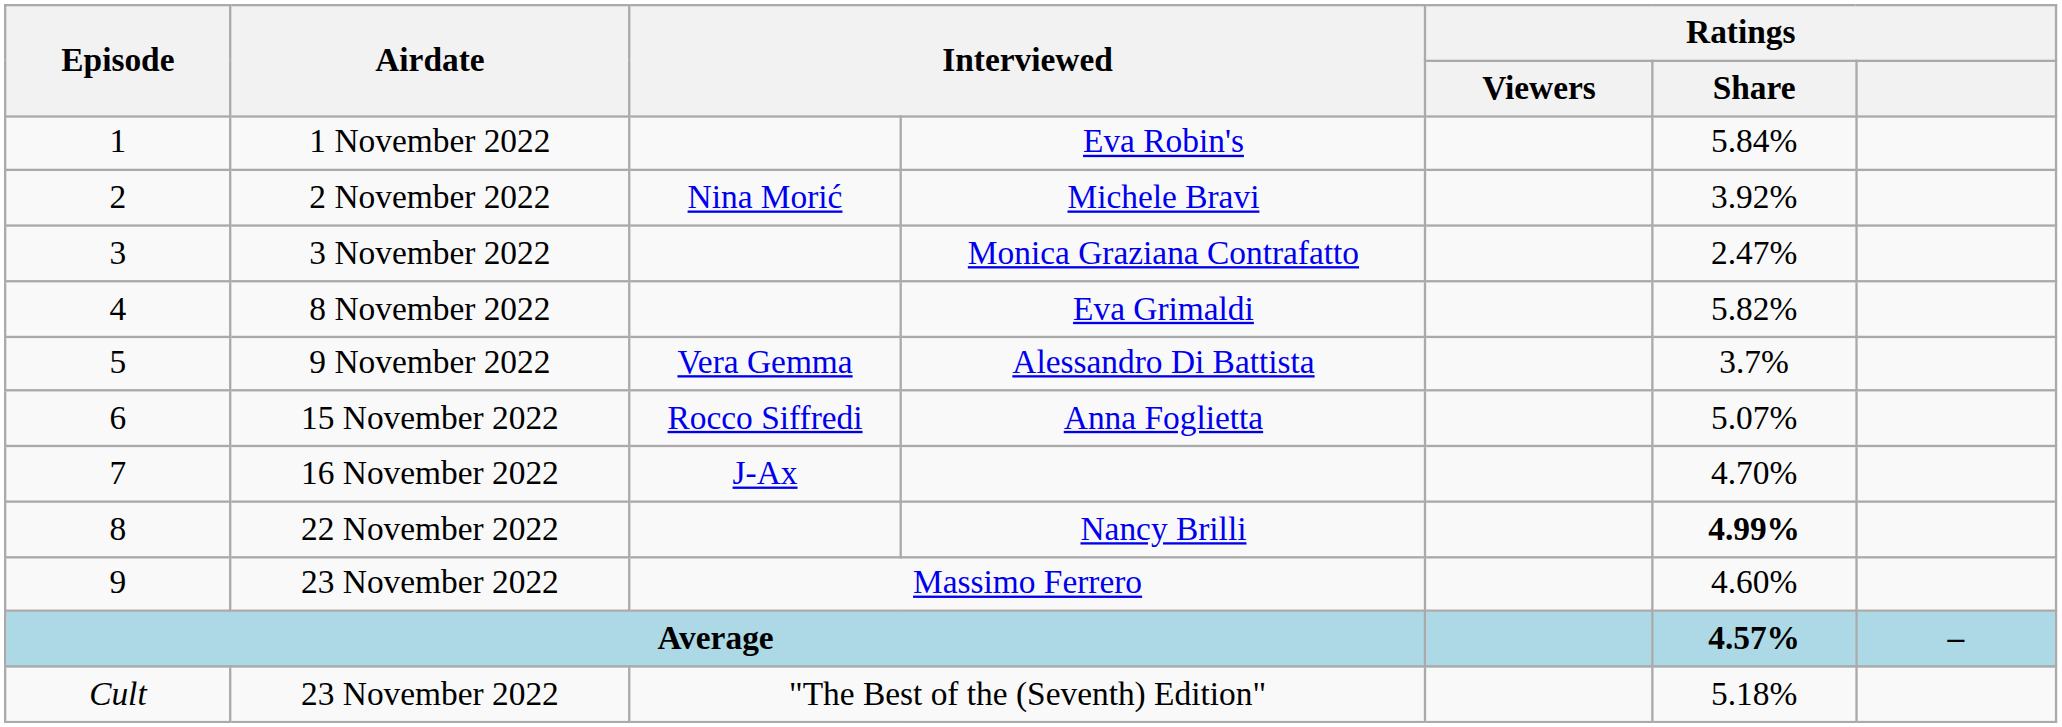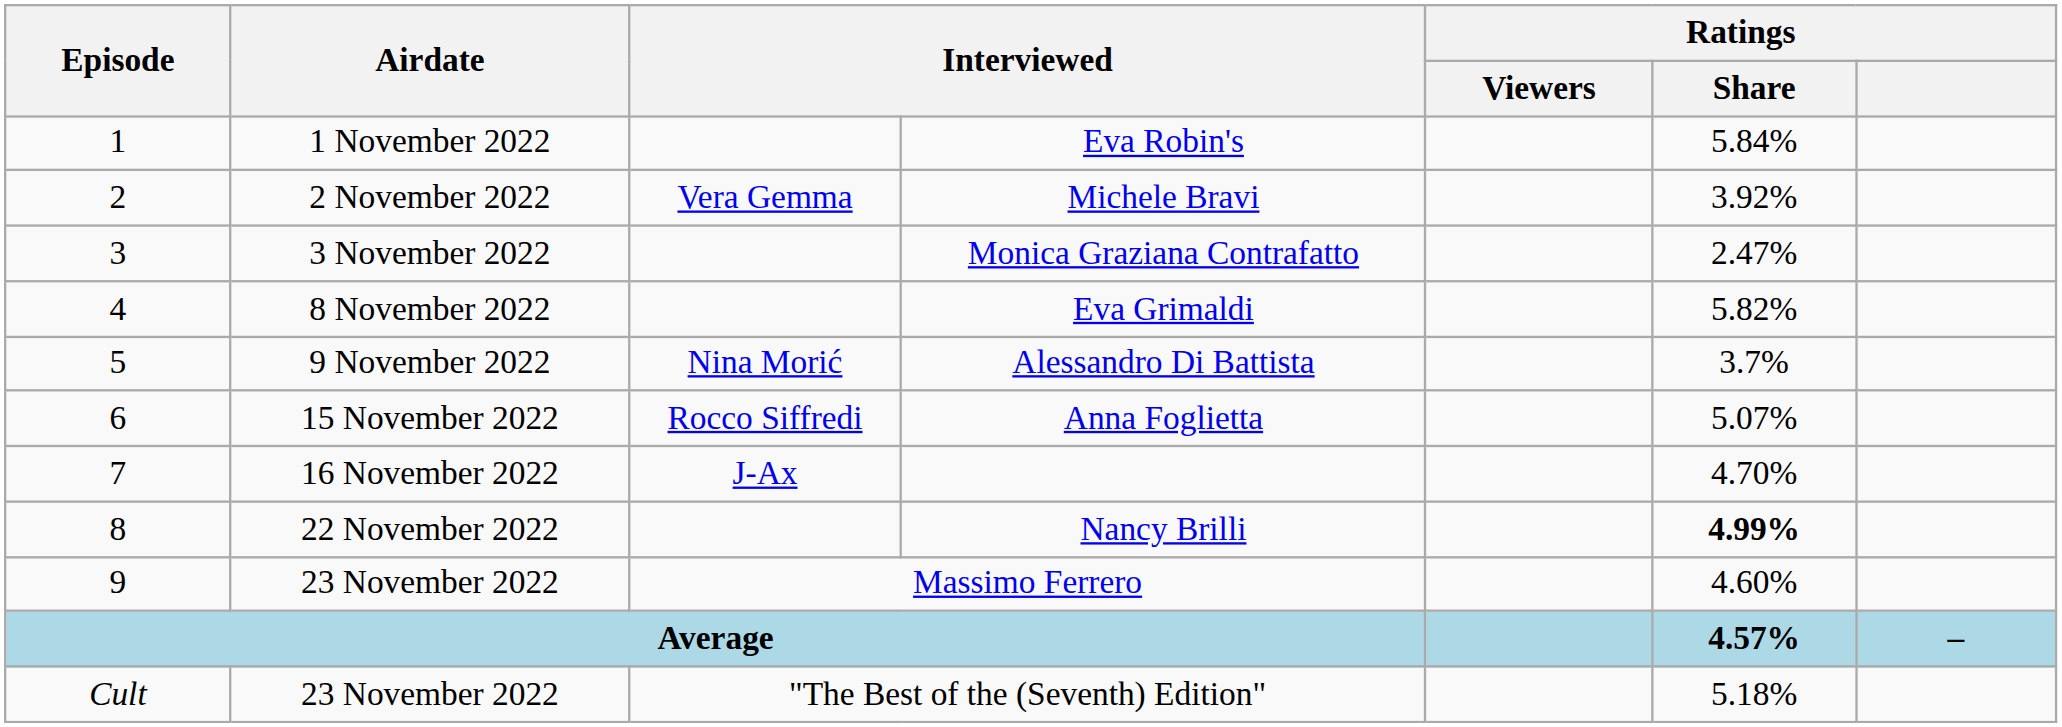(765, 197) Nina Morić -> (765, 197) Vera Gemma
(765, 363) Vera Gemma -> (765, 363) Nina Morić
